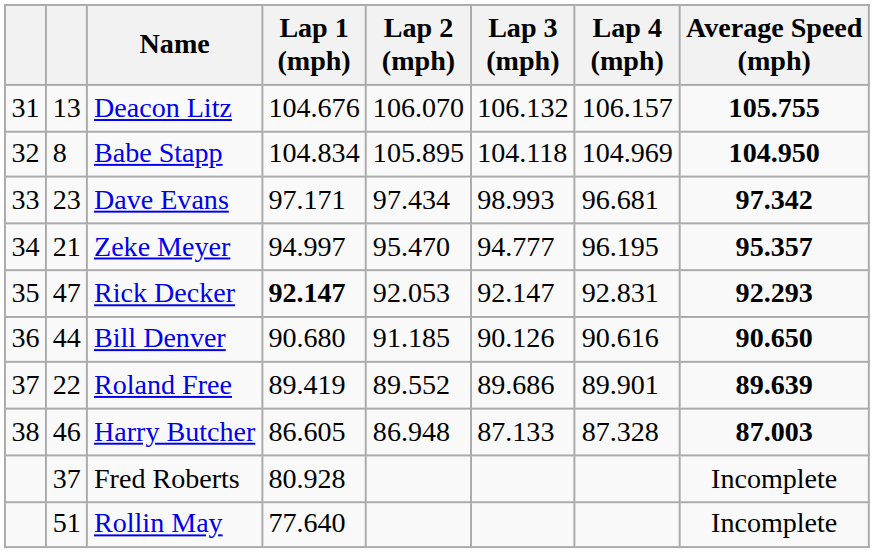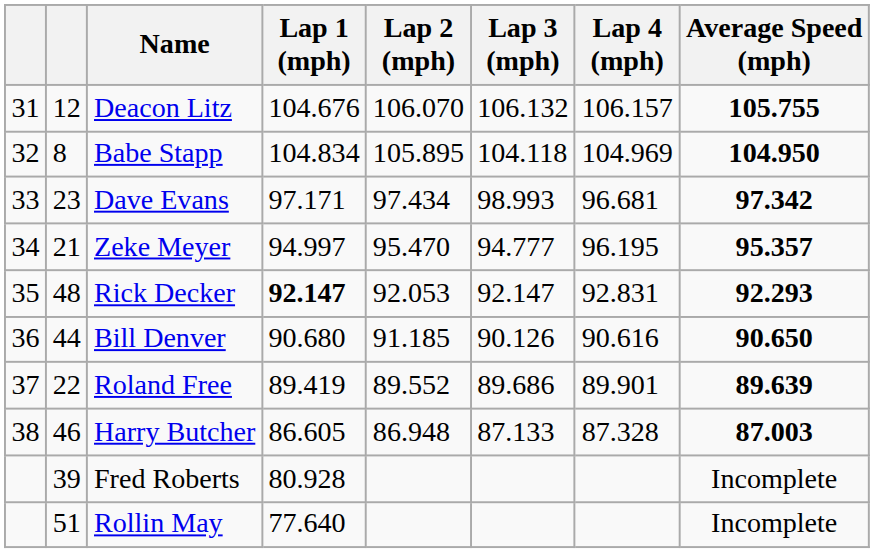(67, 107) 13 -> (67, 107) 12
(67, 292) 47 -> (67, 292) 48
(67, 478) 37 -> (67, 478) 39
